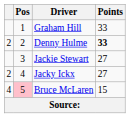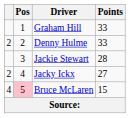(103, 43) bold -> (103, 43) normal
(103, 59) 27 -> (103, 59) 28
